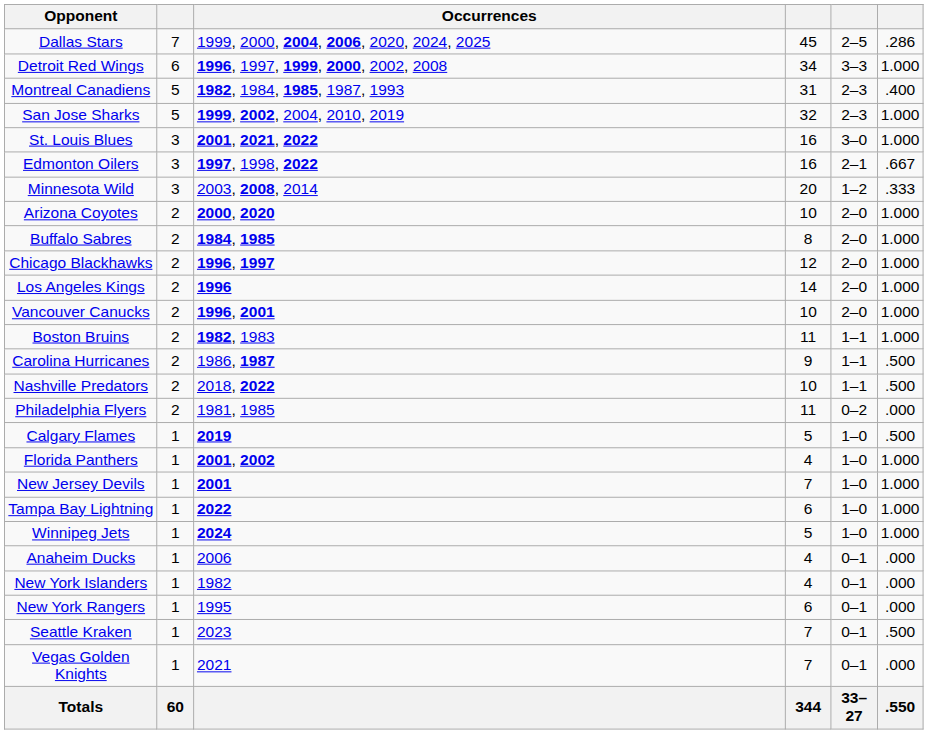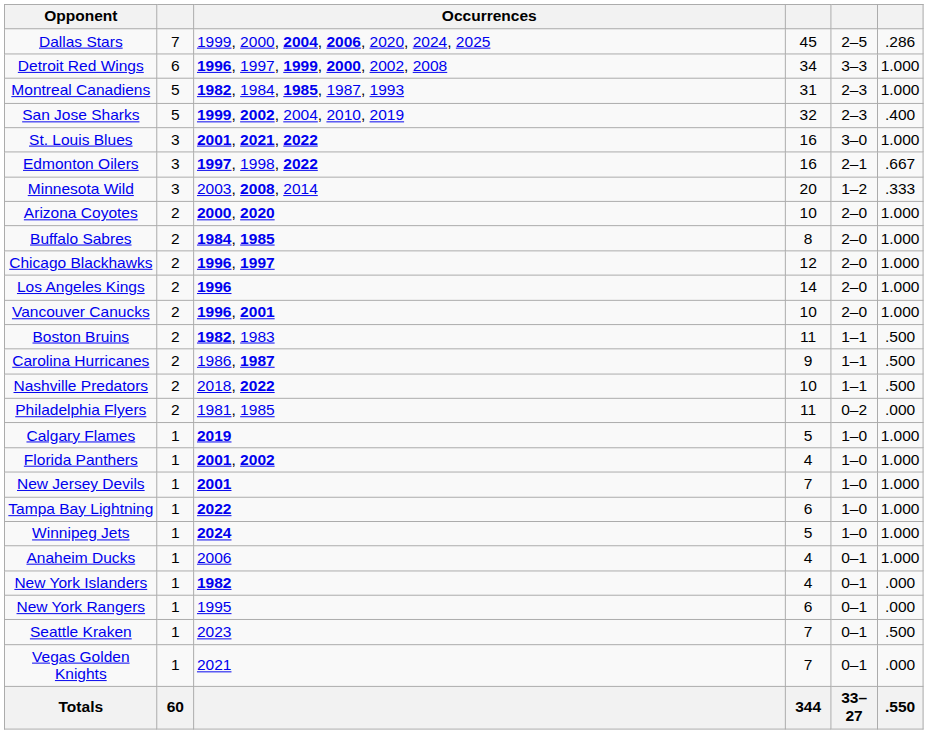(900, 90) .400 -> (900, 90) 1.000
(900, 115) 1.000 -> (900, 115) .400
(900, 336) 1.000 -> (900, 336) .500
(900, 435) .500 -> (900, 435) 1.000
(900, 558) .000 -> (900, 558) 1.000
(214, 582) normal -> (214, 582) bold
